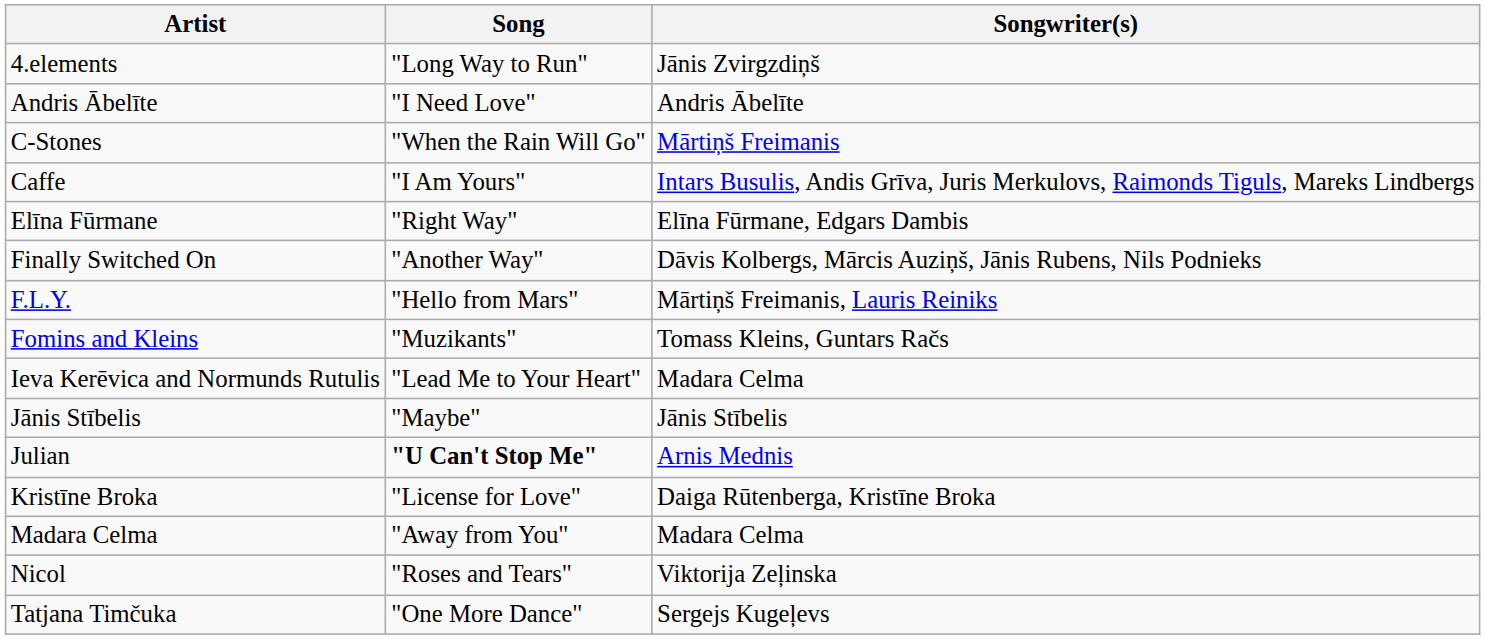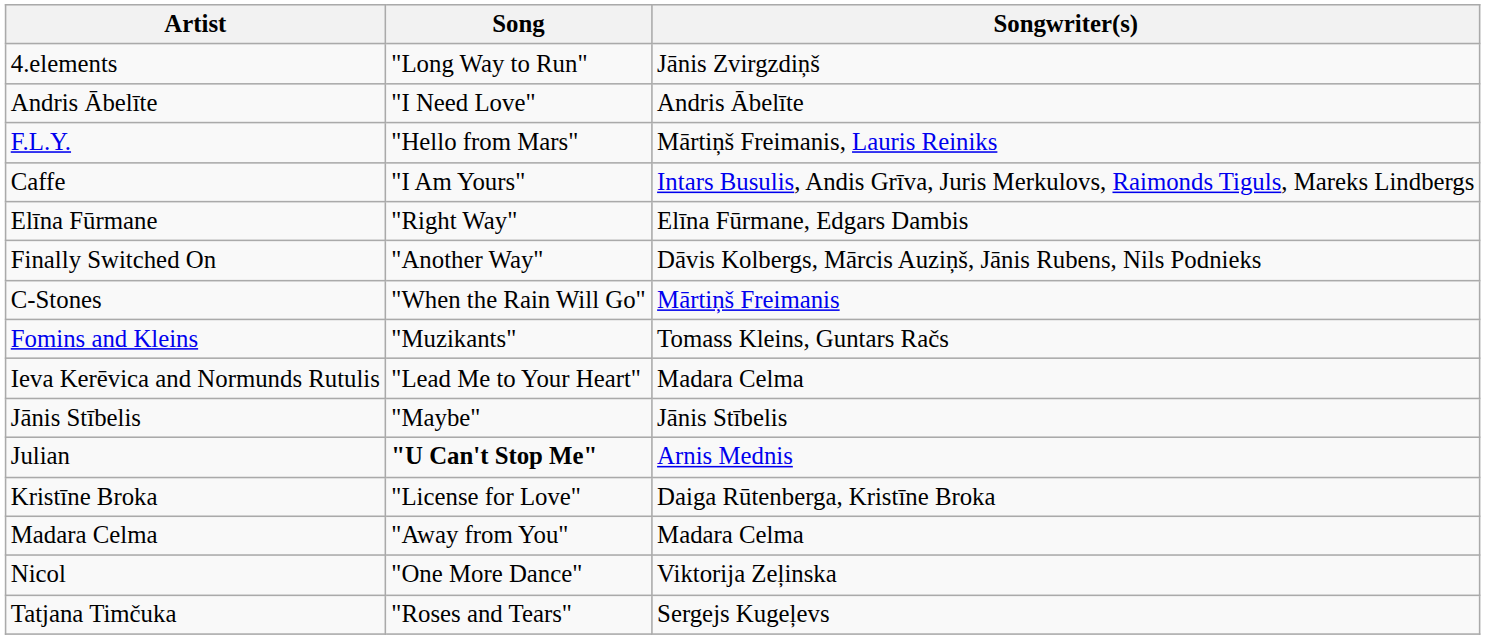rows swapped: (56, 142) <-> (41, 299)
(482, 574) "Roses and Tears" -> (487, 574) "One More Dance"
(487, 614) "One More Dance" -> (482, 614) "Roses and Tears"
